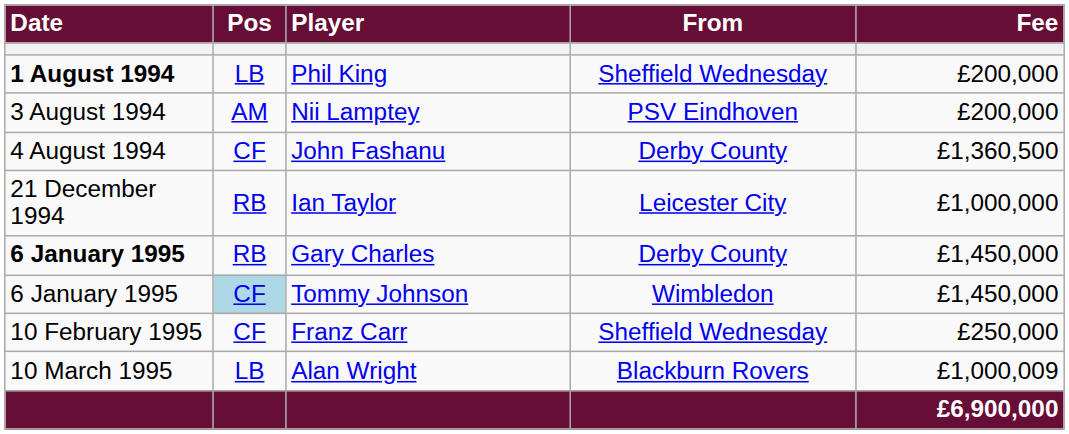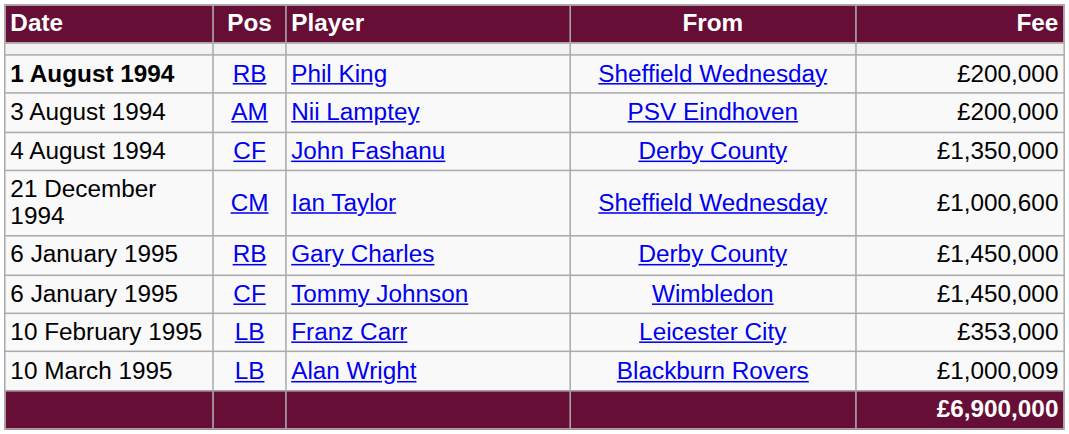(250, 73) LB -> (250, 73) RB
(998, 150) £1,360,500 -> (998, 150) £1,350,000
(250, 202) RB -> (250, 202) CM
(713, 202) Leicester City -> (713, 202) Sheffield Wednesday
(998, 202) £1,000,000 -> (998, 202) £1,000,600
(98, 255) bold -> (94, 255) normal
(250, 293) lightblue background -> (250, 293) no background
(250, 332) CF -> (250, 332) LB
(713, 332) Sheffield Wednesday -> (713, 332) Leicester City
(1008, 332) £250,000 -> (1008, 332) £353,000
